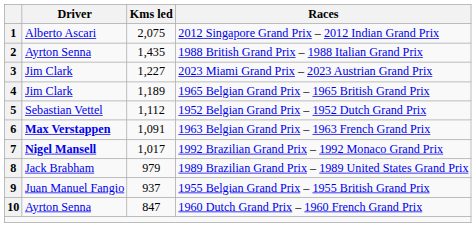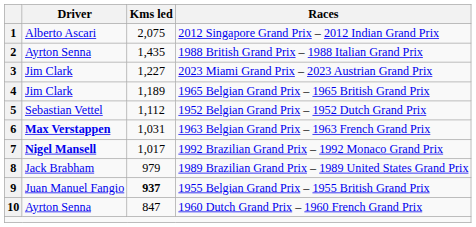(151, 129) 1,091 -> (151, 129) 1,031
(151, 187) normal -> (151, 187) bold
